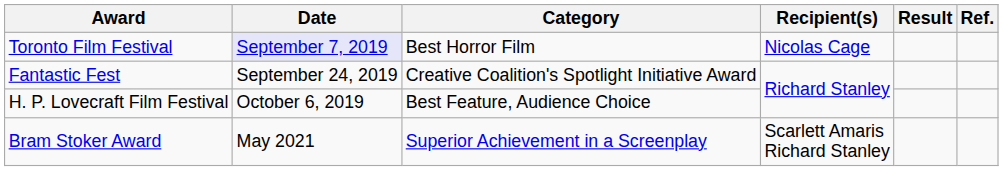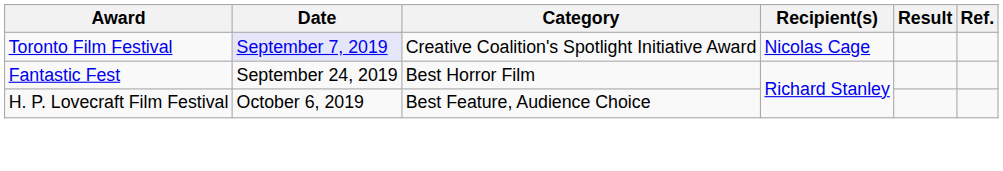(470, 46) Best Horror Film -> (581, 46) Creative Coalition's Spotlight Initiative Award
(581, 74) Creative Coalition's Spotlight Initiative Award -> (470, 74) Best Horror Film
- row: (85, 141)
